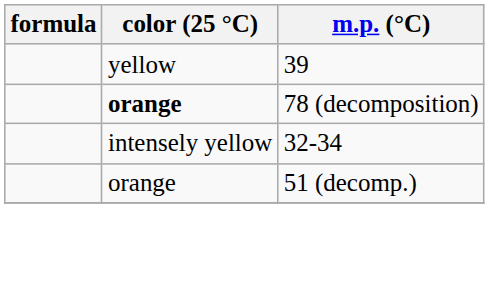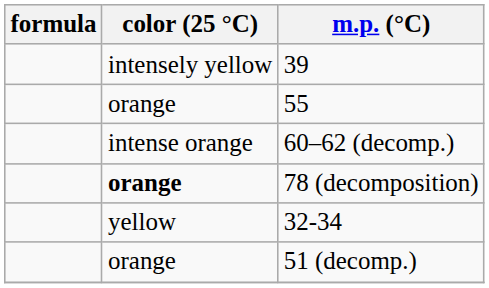(142, 63) yellow -> (190, 63) intensely yellow
+ row: (296, 103)
+ row: (369, 143)
(190, 143) intensely yellow -> (142, 222) yellow
